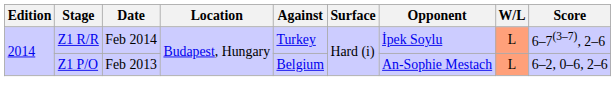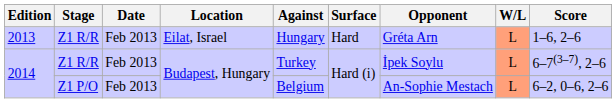+ row: (21, 37)
(131, 39) Feb 2014 -> (131, 61) Feb 2013
